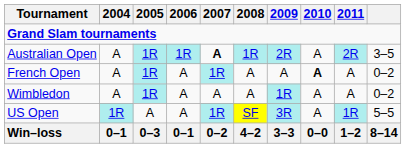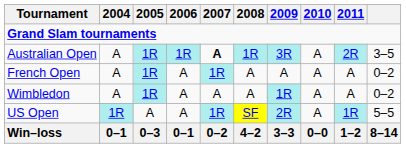(284, 53) 2R -> (284, 53) 3R
(317, 73) bold -> (317, 73) normal
(284, 113) 3R -> (284, 113) 2R
